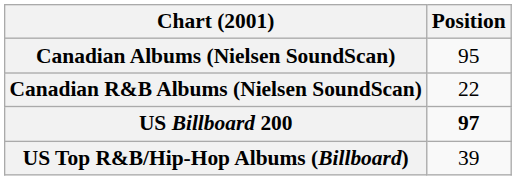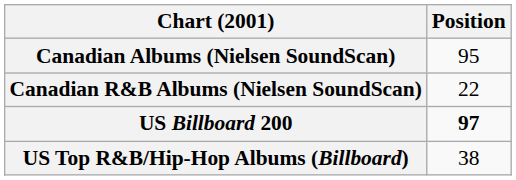(469, 157) 39 -> (469, 157) 38
